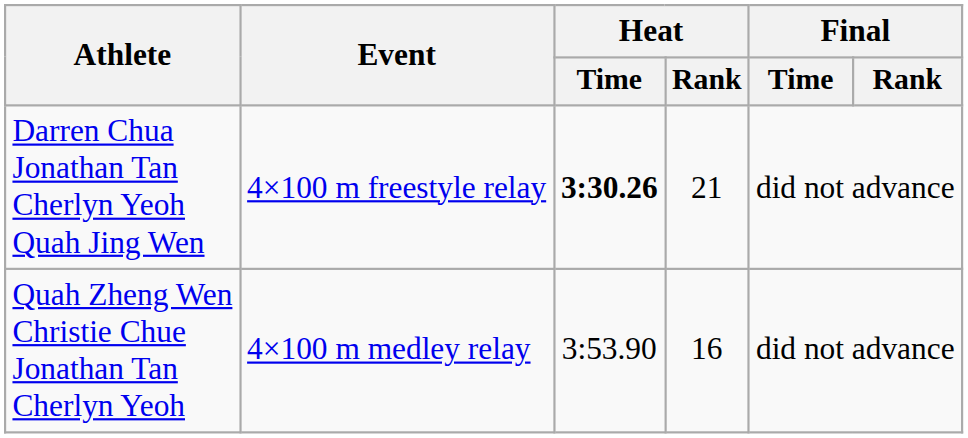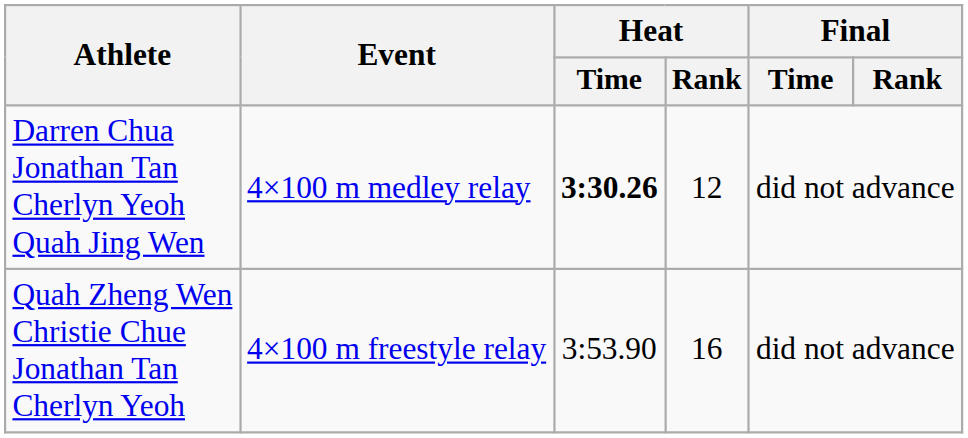(397, 187) 4×100 m freestyle relay -> (389, 187) 4×100 m medley relay
(707, 187) 21 -> (707, 187) 12
(389, 350) 4×100 m medley relay -> (397, 350) 4×100 m freestyle relay
